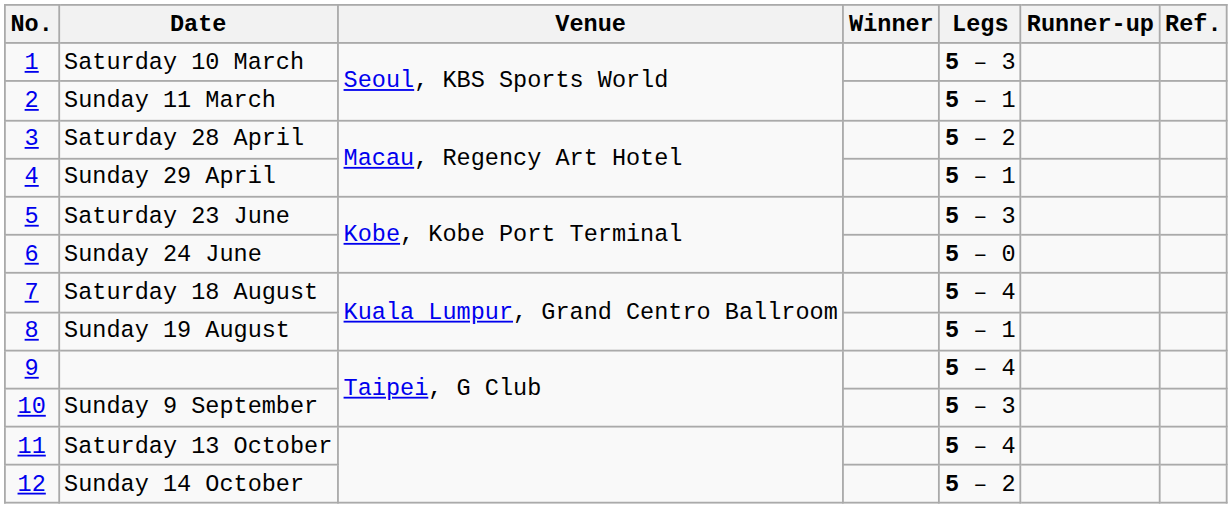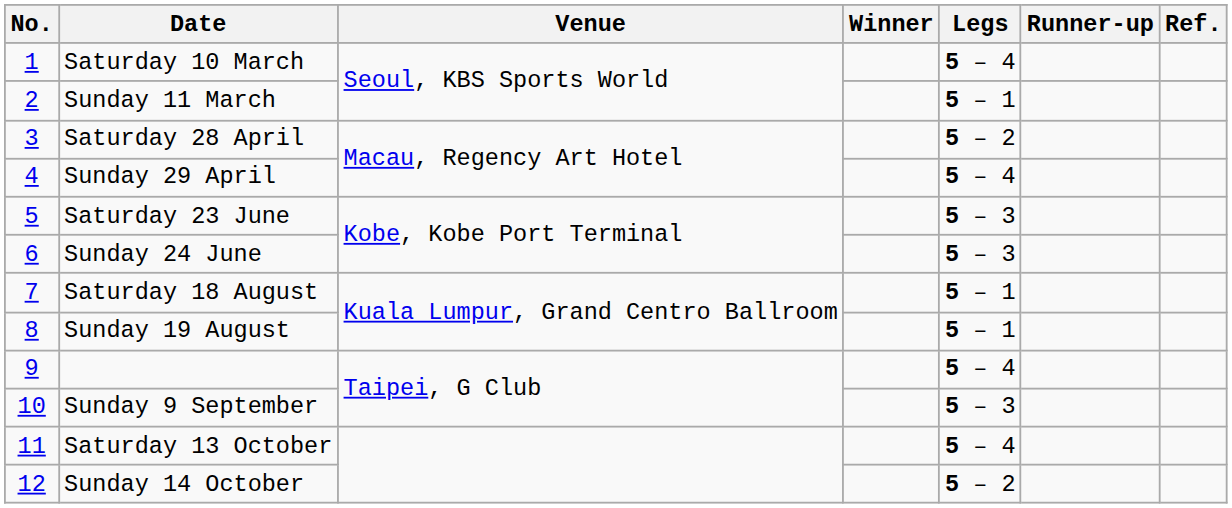(980, 62) 5 – 3 -> (980, 62) 5 – 4
(980, 177) 5 – 1 -> (980, 177) 5 – 4
(980, 254) 5 – 0 -> (980, 254) 5 – 3
(980, 293) 5 – 4 -> (980, 293) 5 – 1
